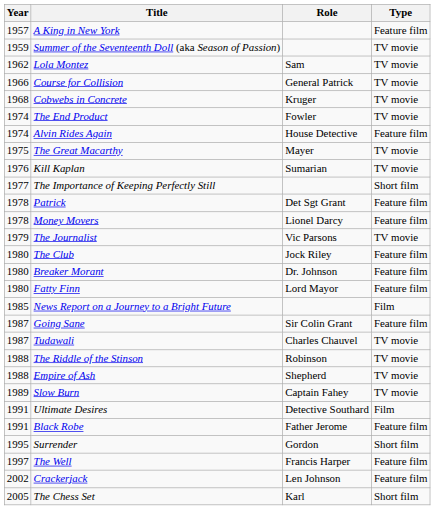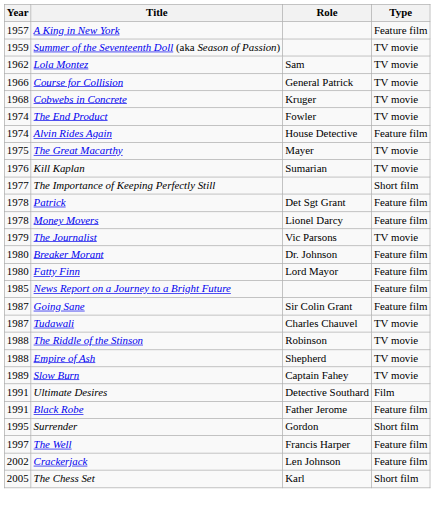- row: (54, 254)
(384, 306) Film -> (401, 289) Feature film
